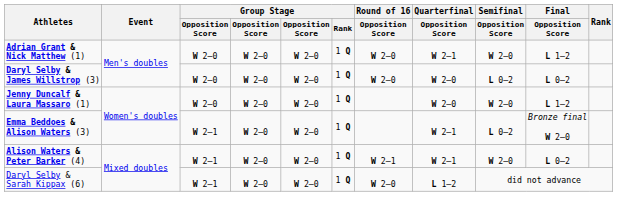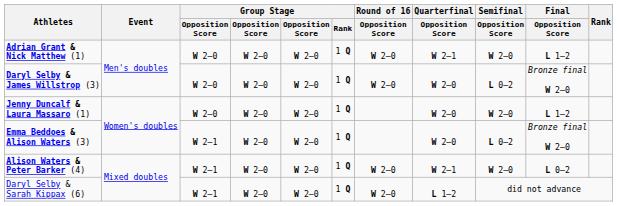(558, 80) L 0–2 -> (558, 80) Bronze final W 2–0
(444, 132) W 2–1 -> (444, 142) W 2–0
(383, 161) W 2–1 -> (383, 170) W 2–0
